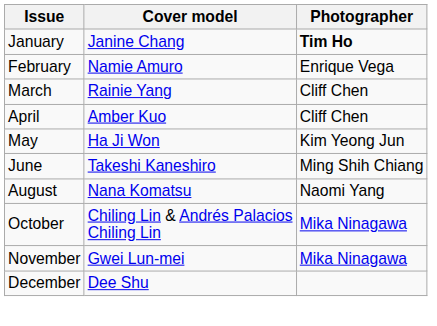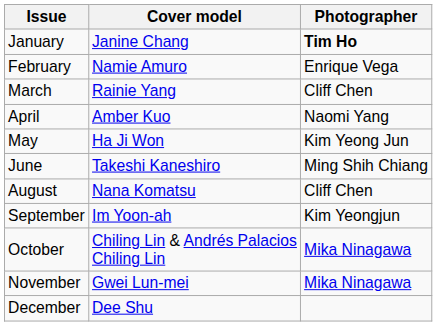(334, 116) Cliff Chen -> (347, 116) Naomi Yang
(342, 191) Naomi Yang -> (338, 191) Cliff Chen
+ row: (46, 215)
